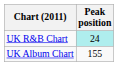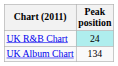(95, 54) 155 -> (95, 54) 134
